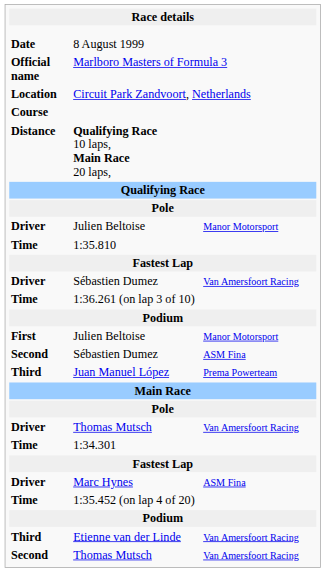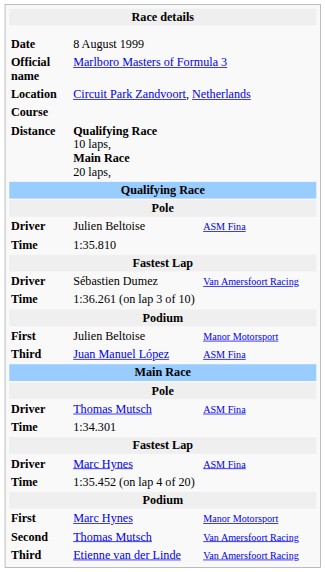(241, 227) Manor Motorsport -> (224, 227) ASM Fina
- row: (29, 354)
(240, 373) Prema Powerteam -> (224, 355) ASM Fina
(251, 428) Van Amersfoort Racing -> (224, 410) ASM Fina
+ row: (23, 518)
rows swapped: (29, 555) <-> (26, 537)
